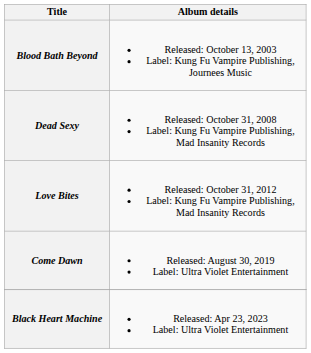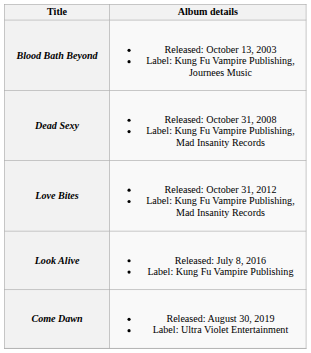+ row: (57, 260)
- row: (57, 319)
